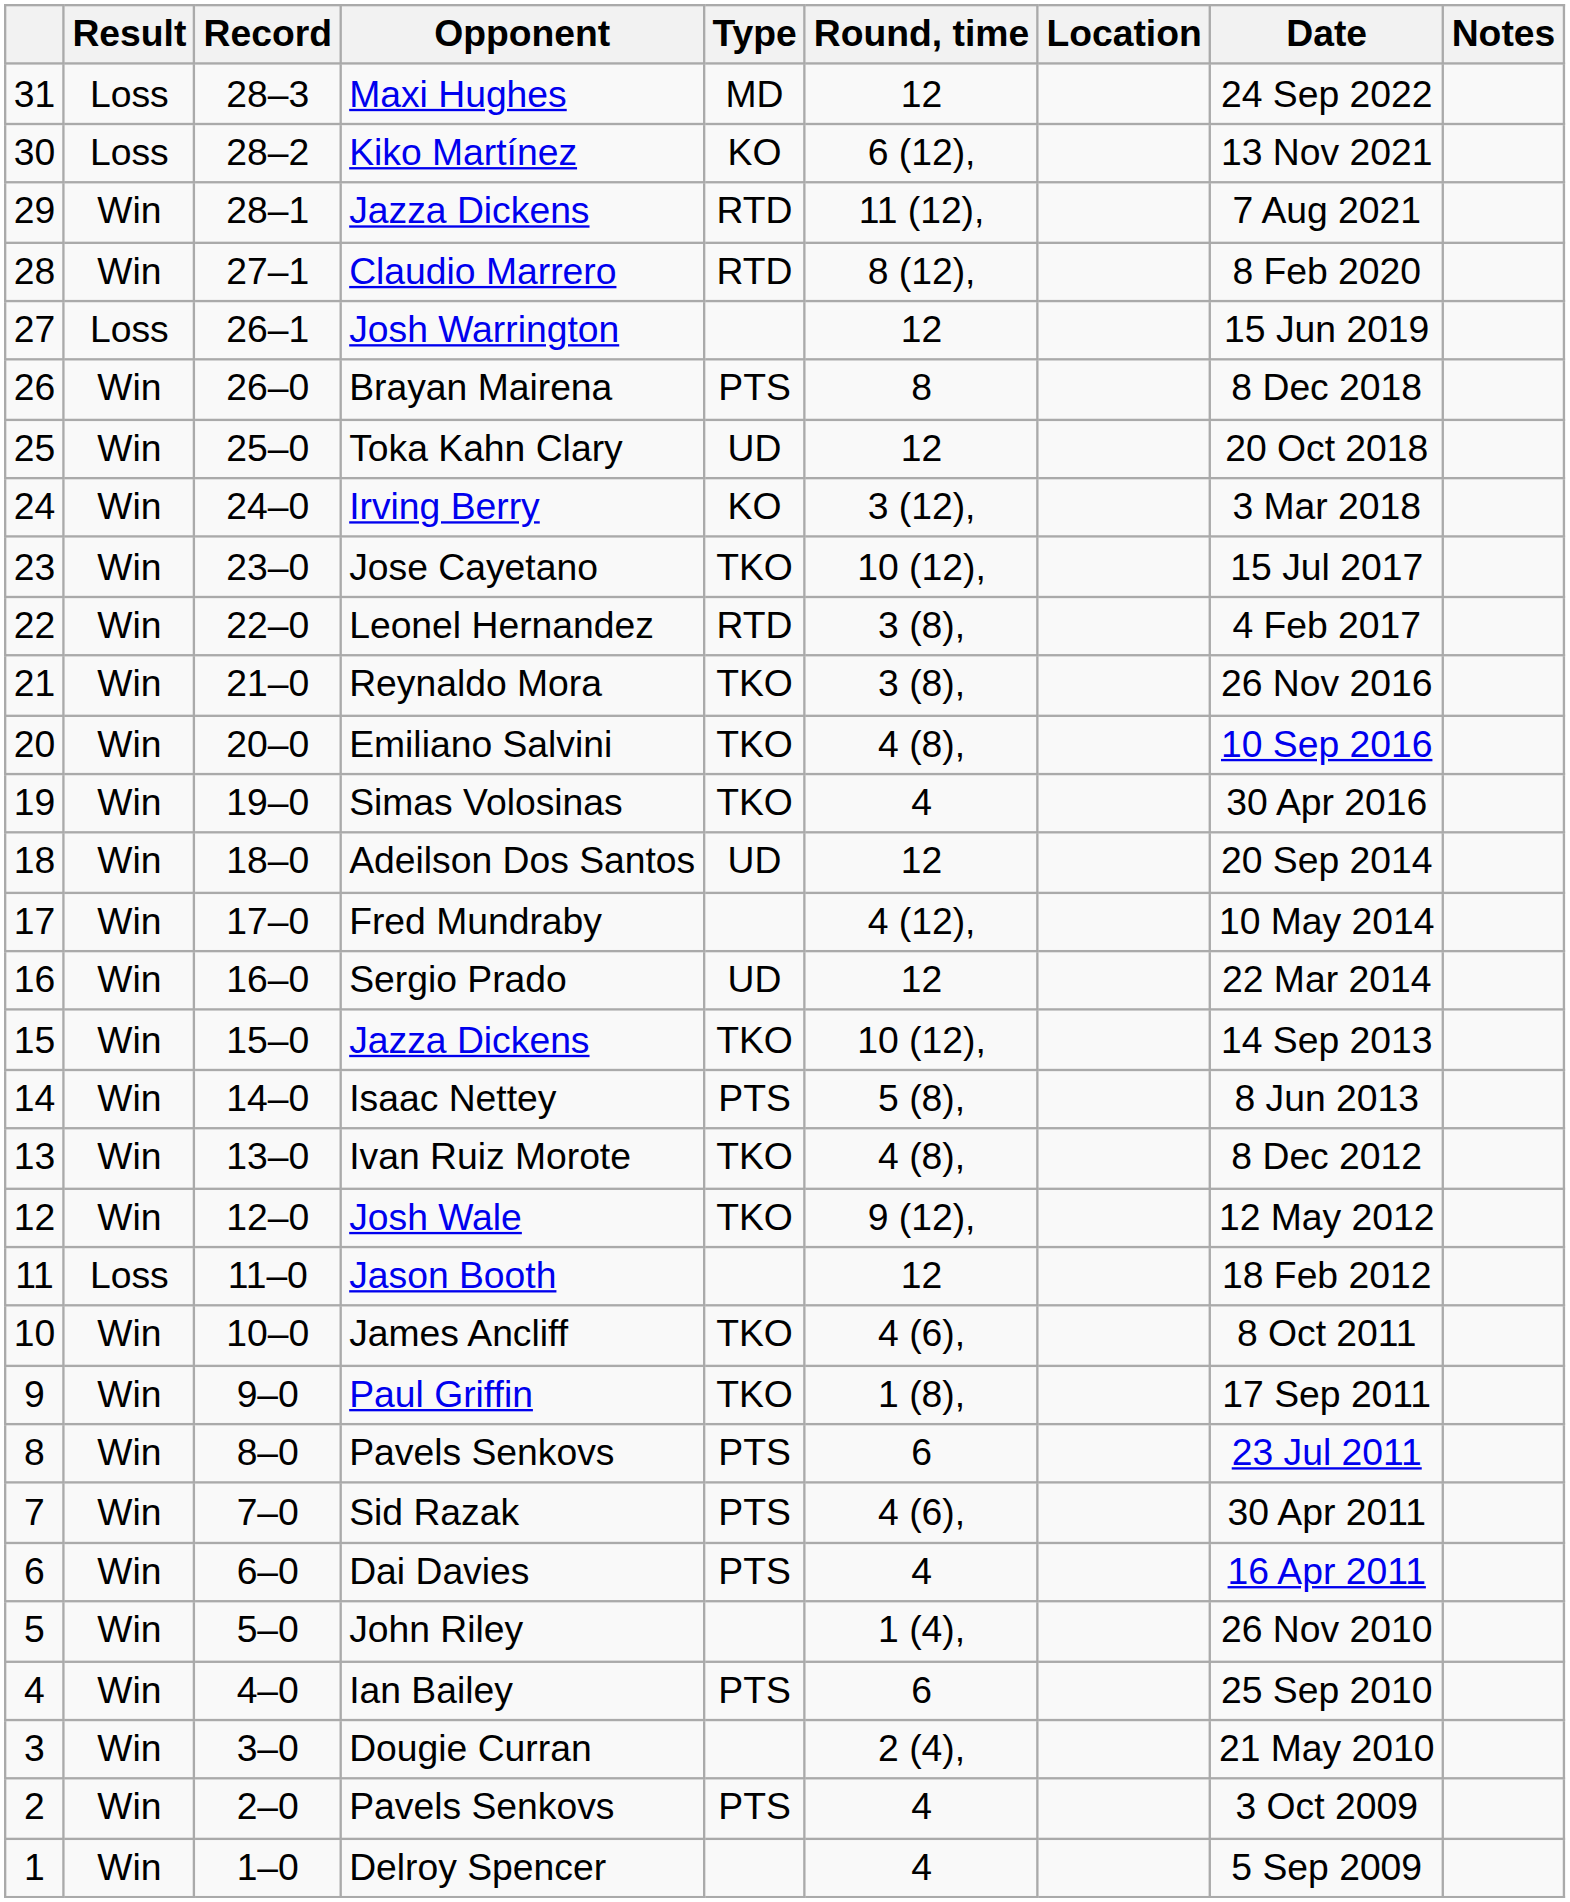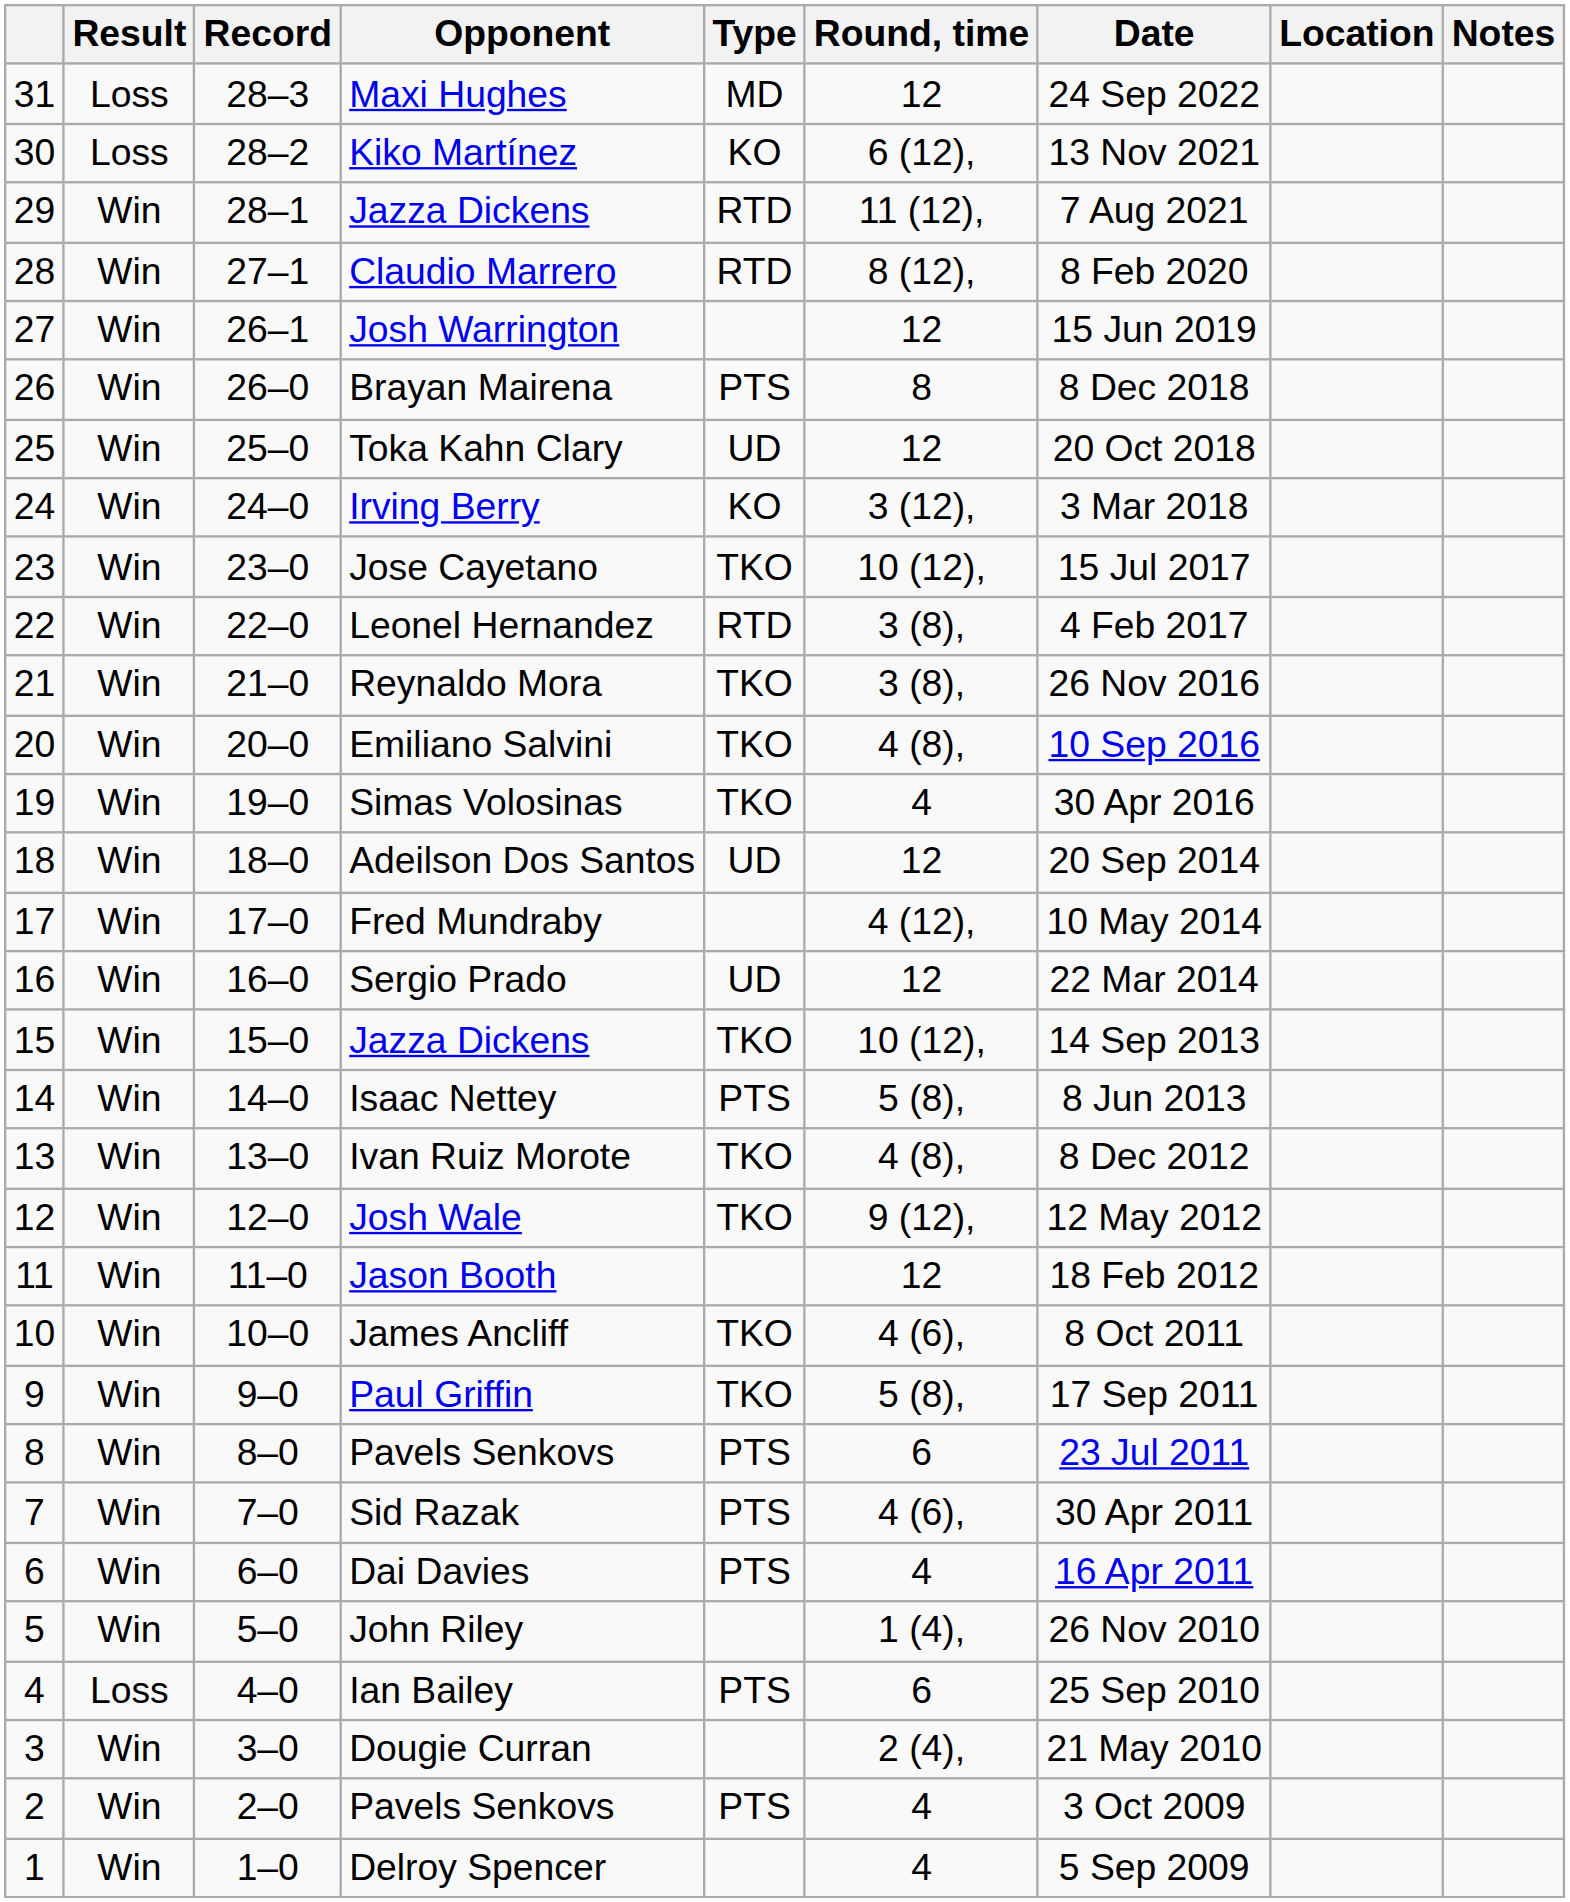columns swapped: (1327, 34) <-> (1124, 34)
(129, 329) Loss -> (129, 329) Win
(129, 1275) Loss -> (129, 1275) Win
(922, 1393) 1 (8), -> (922, 1393) 5 (8),
(129, 1689) Win -> (129, 1689) Loss
